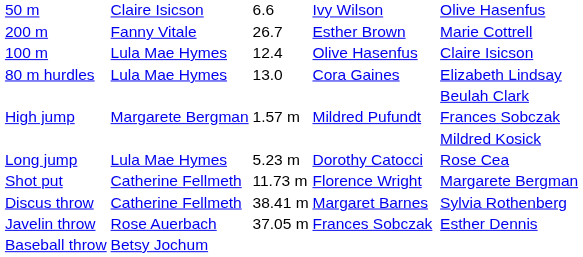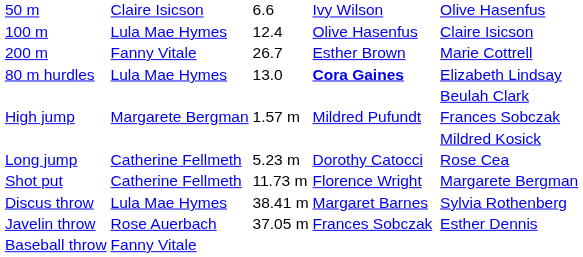rows swapped: (26, 53) <-> (26, 31)
(356, 74) normal -> (358, 74) bold
(169, 160) Lula Mae Hymes -> (176, 160) Catherine Fellmeth
(176, 202) Catherine Fellmeth -> (169, 202) Lula Mae Hymes
(159, 245) Betsy Jochum -> (154, 245) Fanny Vitale
